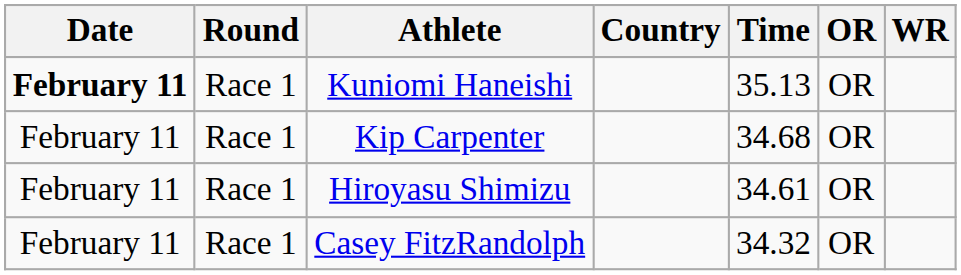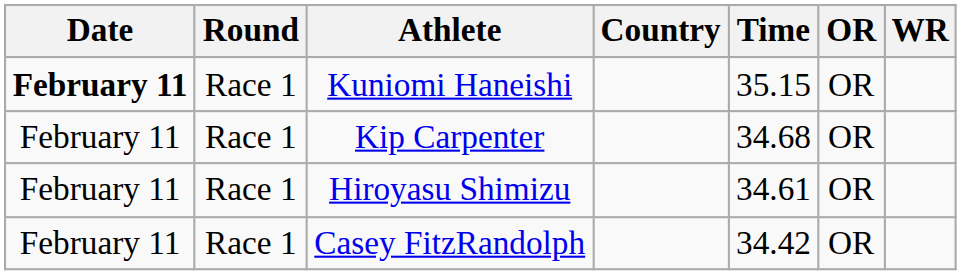(773, 83) 35.13 -> (773, 83) 35.15
(773, 242) 34.32 -> (773, 242) 34.42
